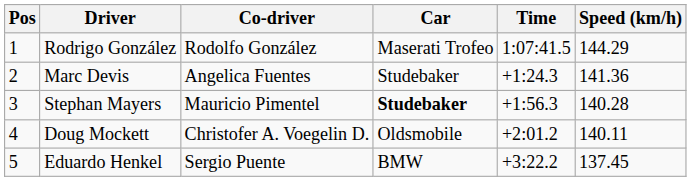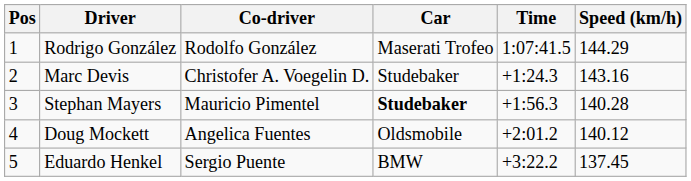(248, 76) Angelica Fuentes -> (277, 76) Christofer A. Voegelin D.
(604, 76) 141.36 -> (604, 76) 143.16
(277, 133) Christofer A. Voegelin D. -> (248, 133) Angelica Fuentes
(604, 133) 140.11 -> (604, 133) 140.12
